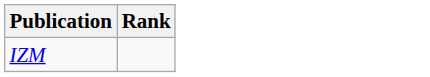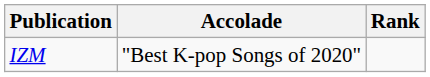+ column: (241, 21)
